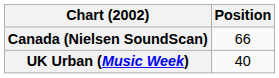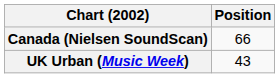(243, 61) 40 -> (243, 61) 43
